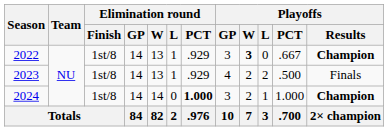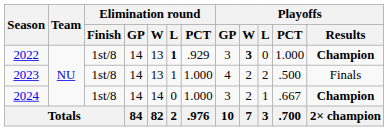(174, 55) normal -> (174, 55) bold
(290, 55) .667 -> (290, 55) 1.000
(198, 75) .929 -> (198, 75) 1.000
(198, 95) bold -> (198, 95) normal
(290, 95) 1.000 -> (290, 95) .667
